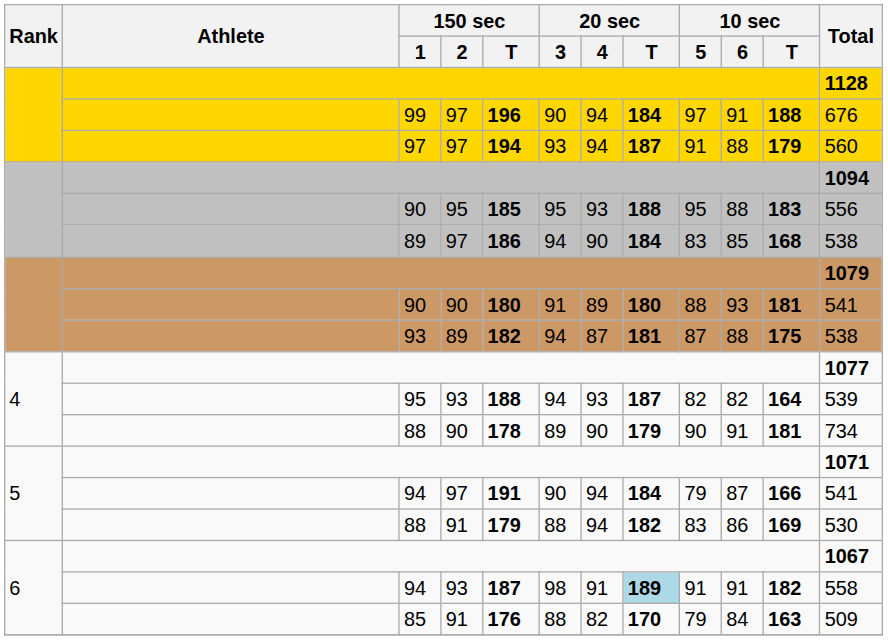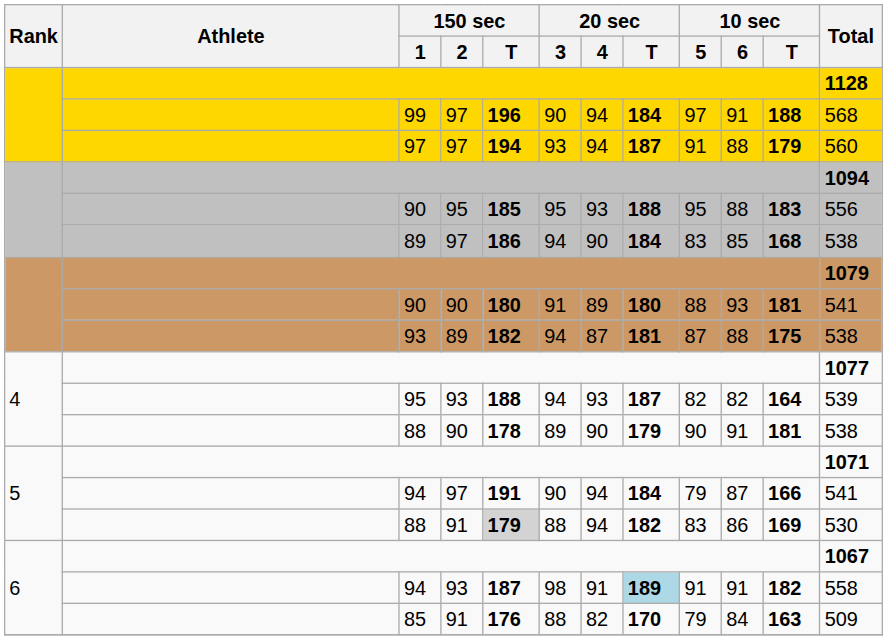(841, 115) 676 -> (841, 115) 568
(841, 430) 734 -> (841, 430) 538
(504, 525) no background -> (504, 525) lightgrey background
